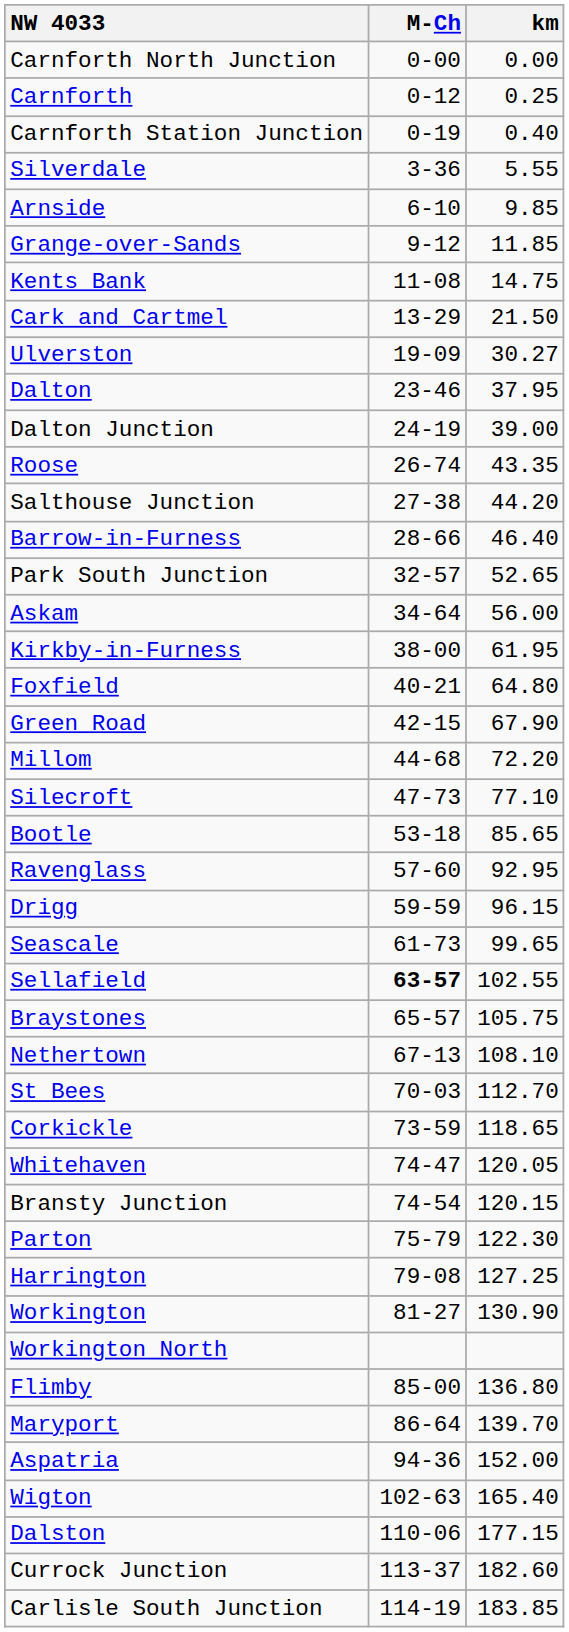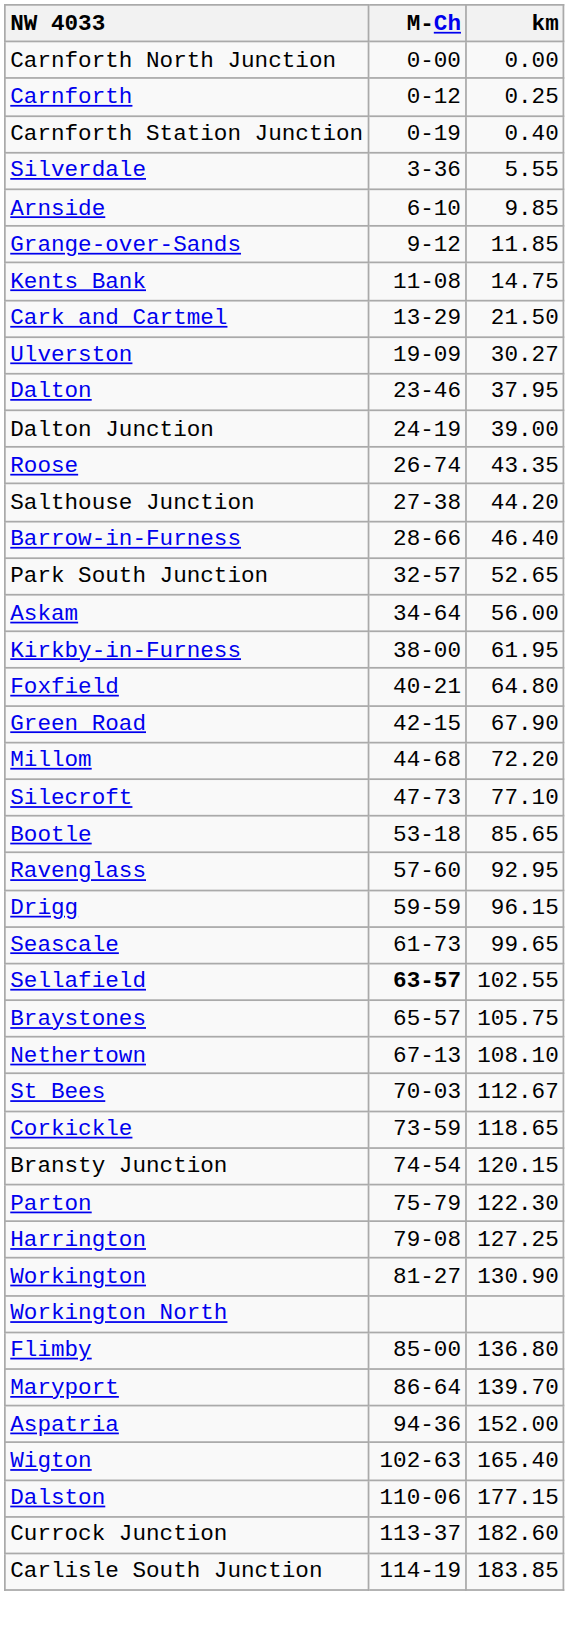(518, 1092) 112.70 -> (518, 1092) 112.67
- row: (78, 1166)
